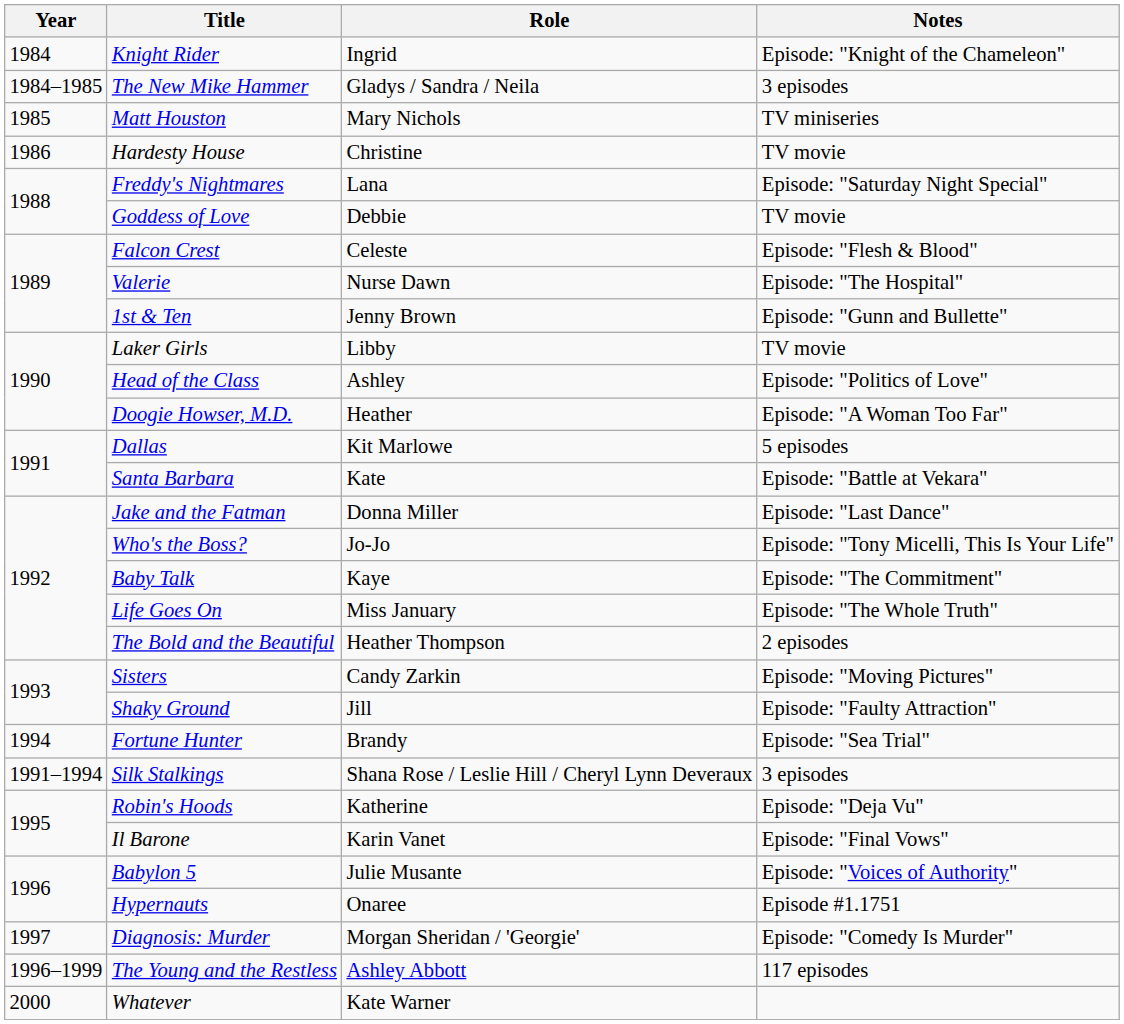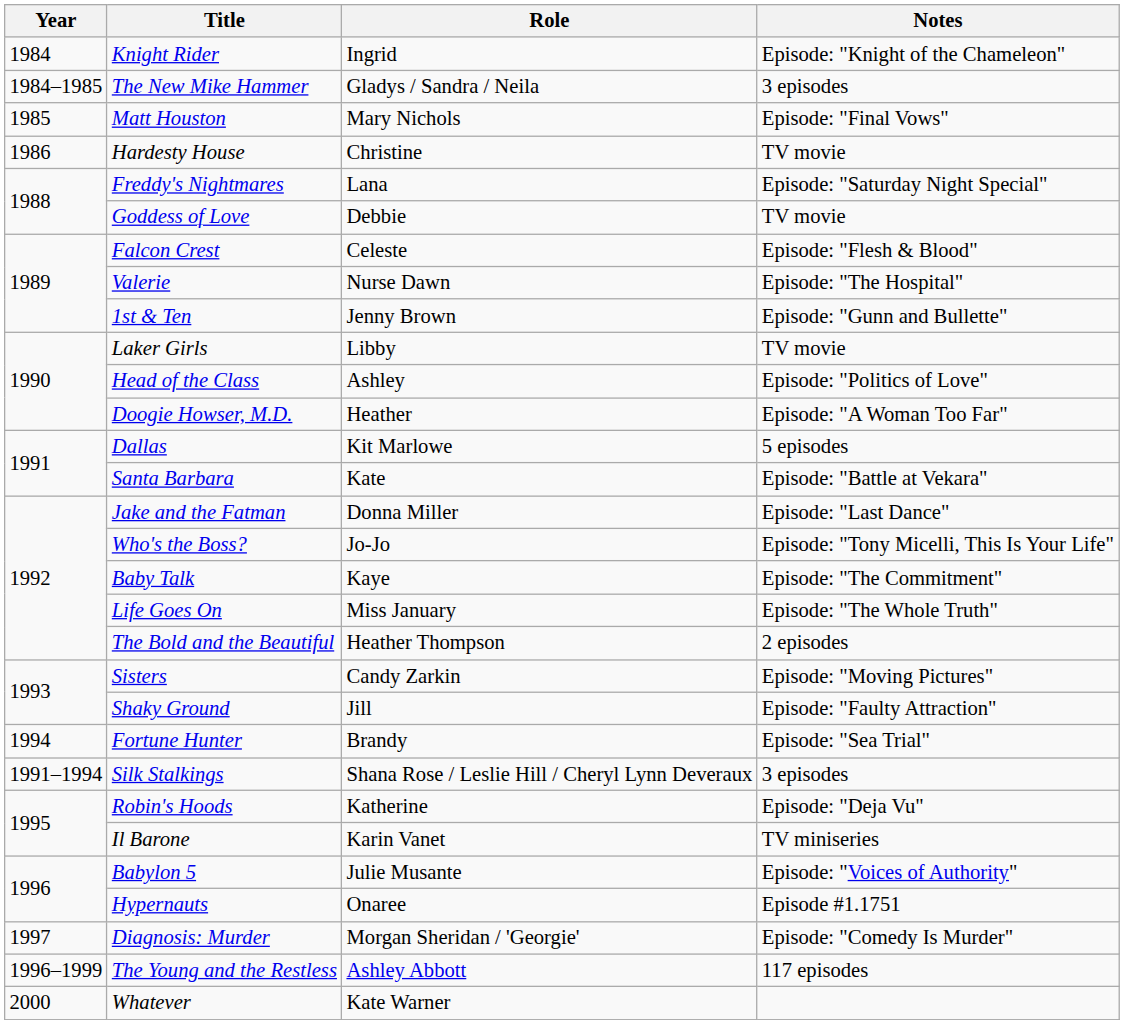(820, 119) TV miniseries -> (855, 119) Episode: "Final Vows"
(855, 839) Episode: "Final Vows" -> (820, 839) TV miniseries
